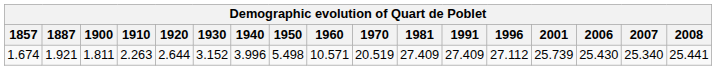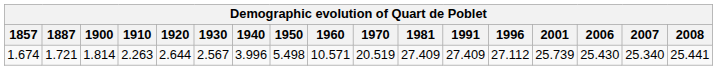(61, 55) 1.921 -> (61, 55) 1.721
(99, 55) 1.811 -> (99, 55) 1.814
(212, 55) 3.152 -> (213, 55) 2.567
